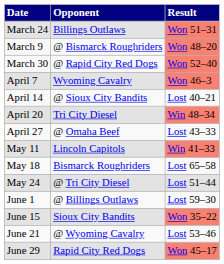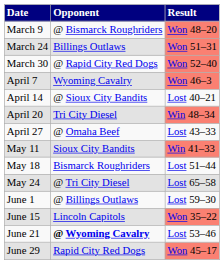rows swapped: (25, 47) <-> (27, 30)
(89, 149) Lincoln Capitols -> (94, 149) Sioux City Bandits
(192, 166) Lost 65–58 -> (192, 166) Lost 51–44
(192, 183) Lost 51–44 -> (192, 183) Lost 65–58
(94, 217) Sioux City Bandits -> (89, 217) Lincoln Capitols
(99, 234) normal -> (101, 234) bold
